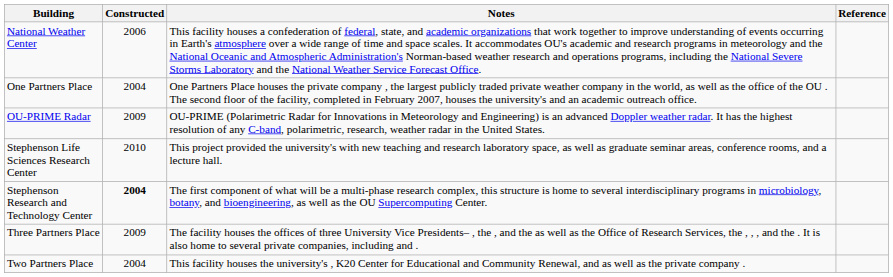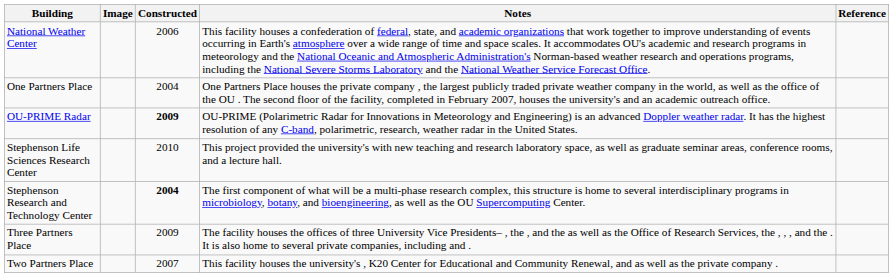+ column: (118, 13)
(135, 117) normal -> (167, 117) bold
(135, 263) 2004 -> (167, 263) 2007
